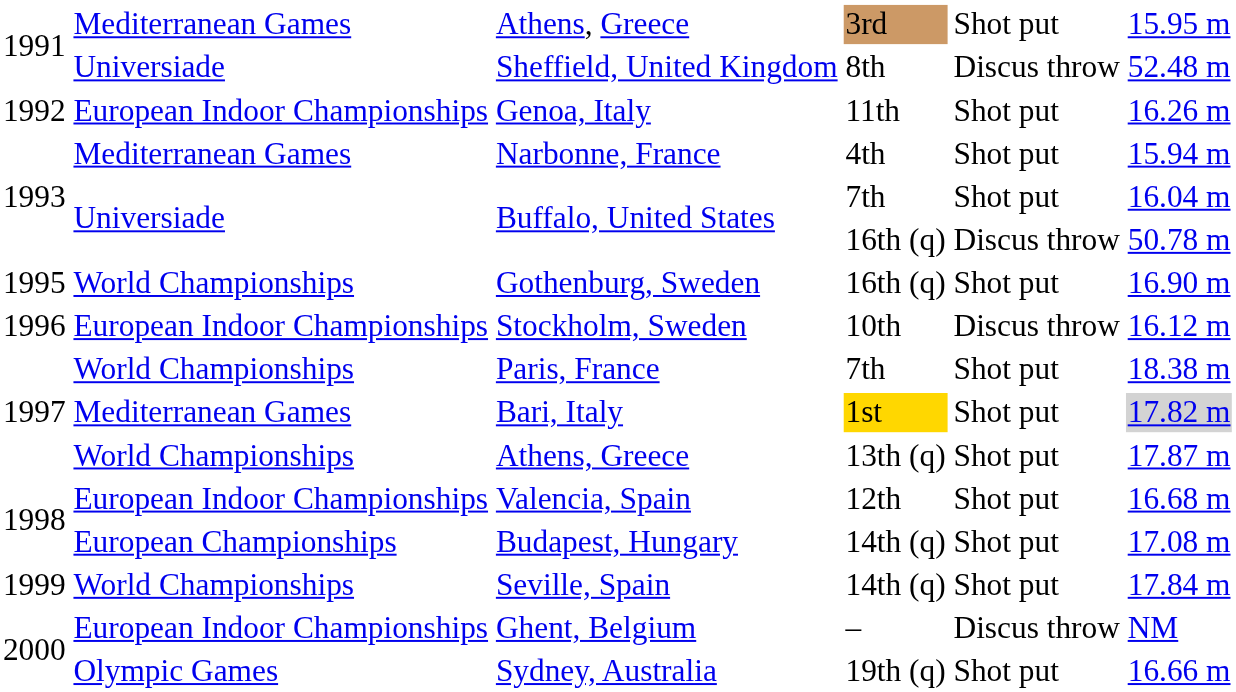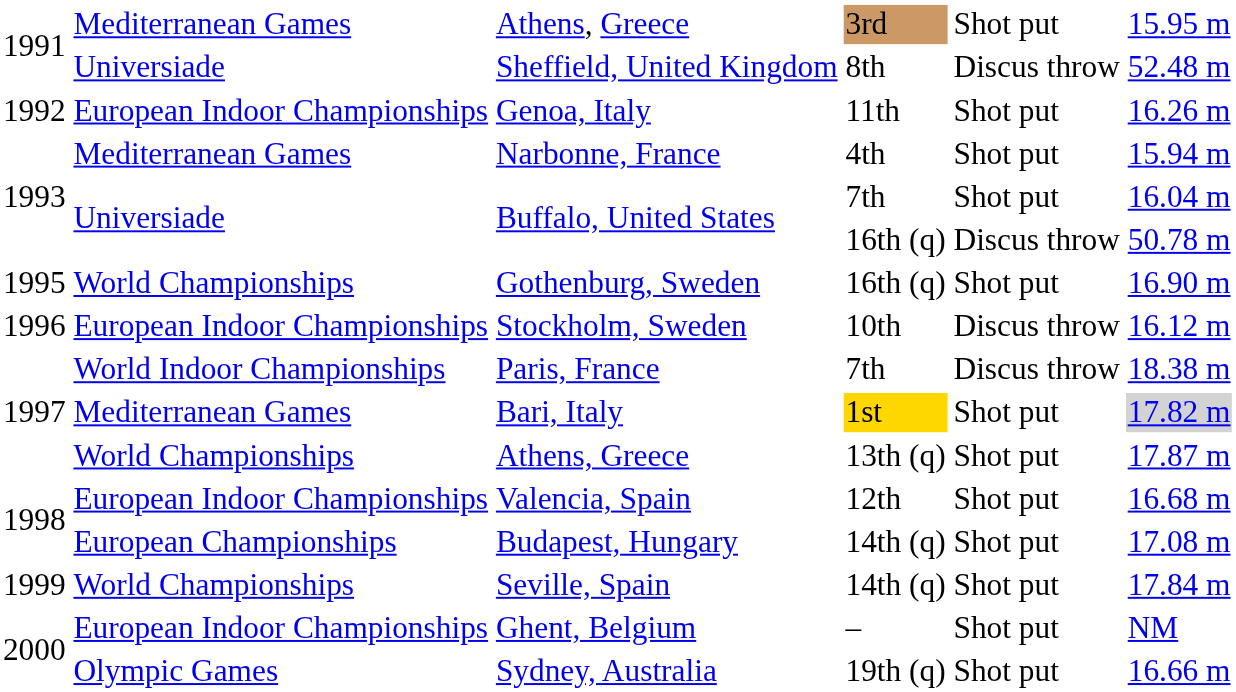(214, 368) World Championships -> (259, 368) World Indoor Championships
(1006, 368) Shot put -> (1037, 368) Discus throw
(1037, 627) Discus throw -> (1006, 627) Shot put
